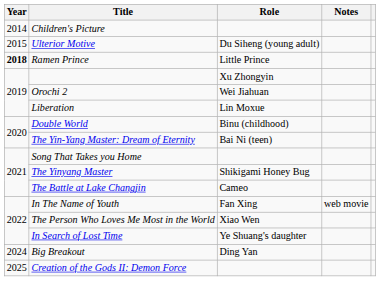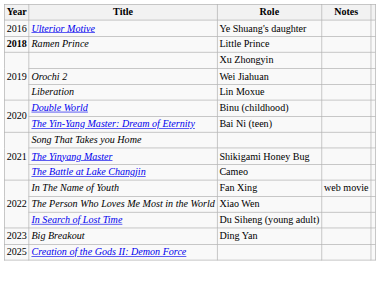- row: (68, 28)
(17, 44) 2015 -> (17, 28) 2016
(269, 44) Du Siheng (young adult) -> (263, 28) Ye Shuang's daughter
(263, 236) Ye Shuang's daughter -> (269, 220) Du Siheng (young adult)
(17, 252) 2024 -> (17, 236) 2023
